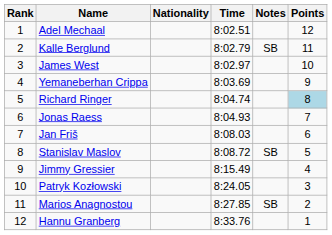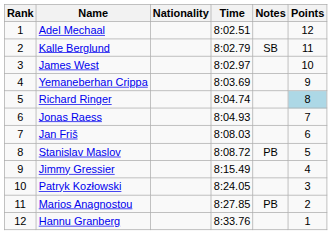(271, 152) SB -> (271, 152) PB
(271, 204) SB -> (271, 204) PB
